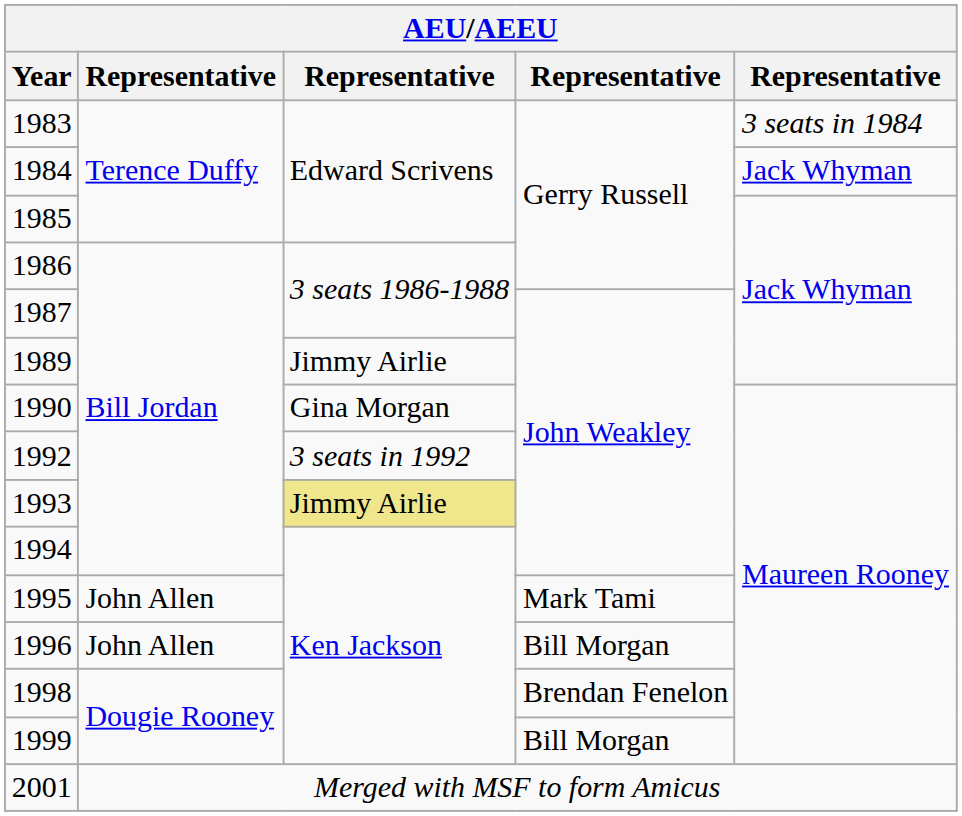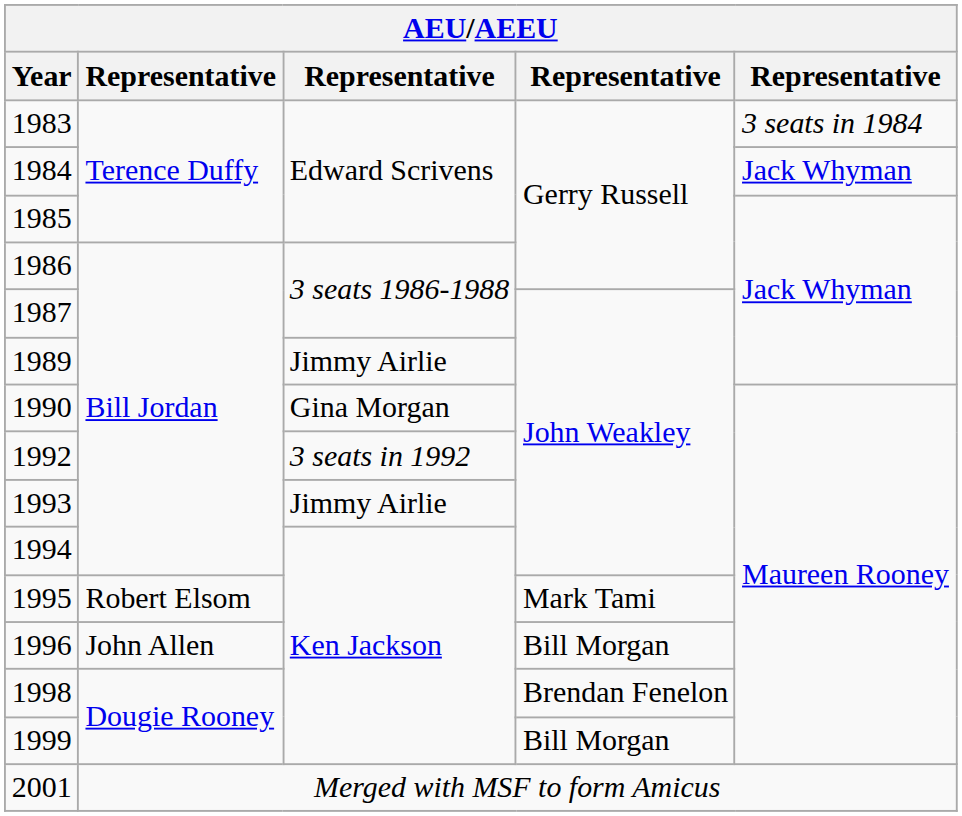(368, 502) khaki background -> (368, 502) no background
(150, 597) John Allen -> (168, 597) Robert Elsom
